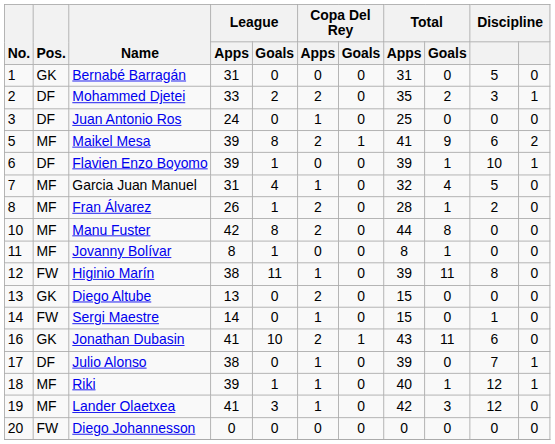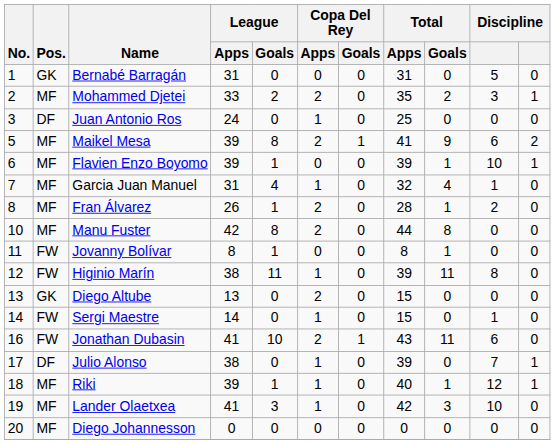(46, 97) DF -> (47, 97) MF
(46, 163) DF -> (47, 163) MF
(494, 185) 5 -> (494, 185) 1
(47, 251) MF -> (47, 251) FW
(47, 340) GK -> (47, 340) FW
(494, 406) 12 -> (494, 406) 10
(47, 428) FW -> (47, 428) MF
